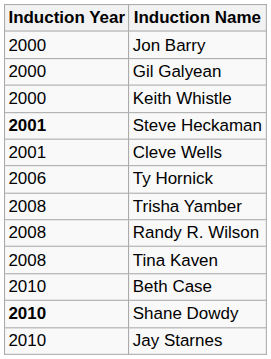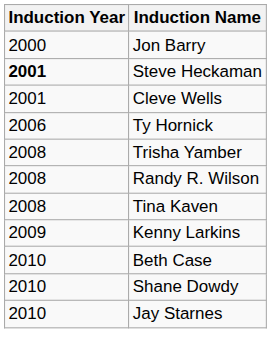- row: (177, 71)
- row: (182, 98)
+ row: (187, 233)
(27, 313) bold -> (27, 286) normal
